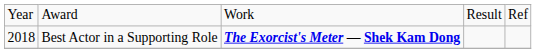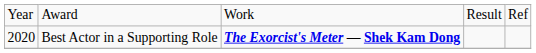(21, 37) 2018 -> (21, 37) 2020
